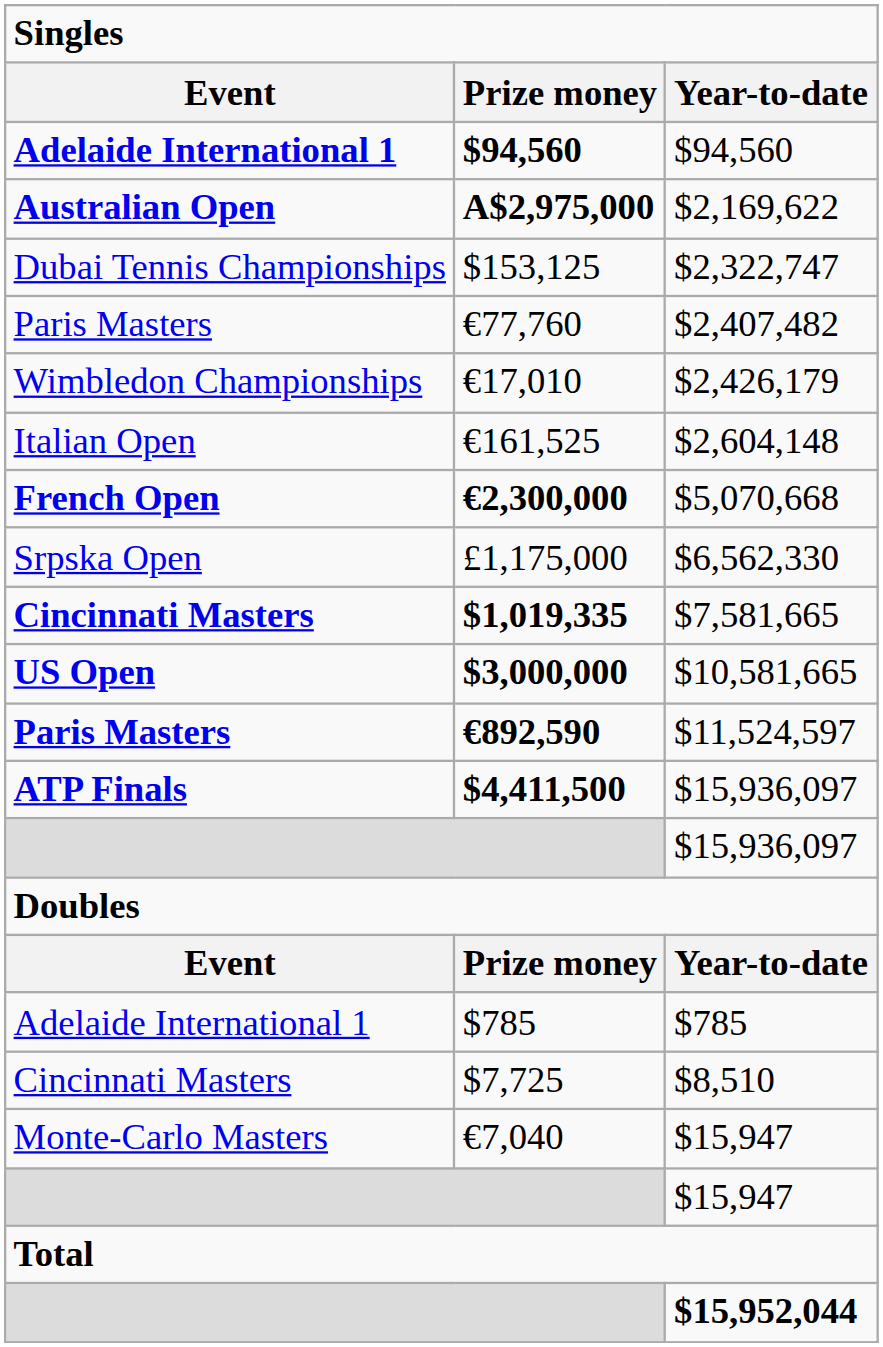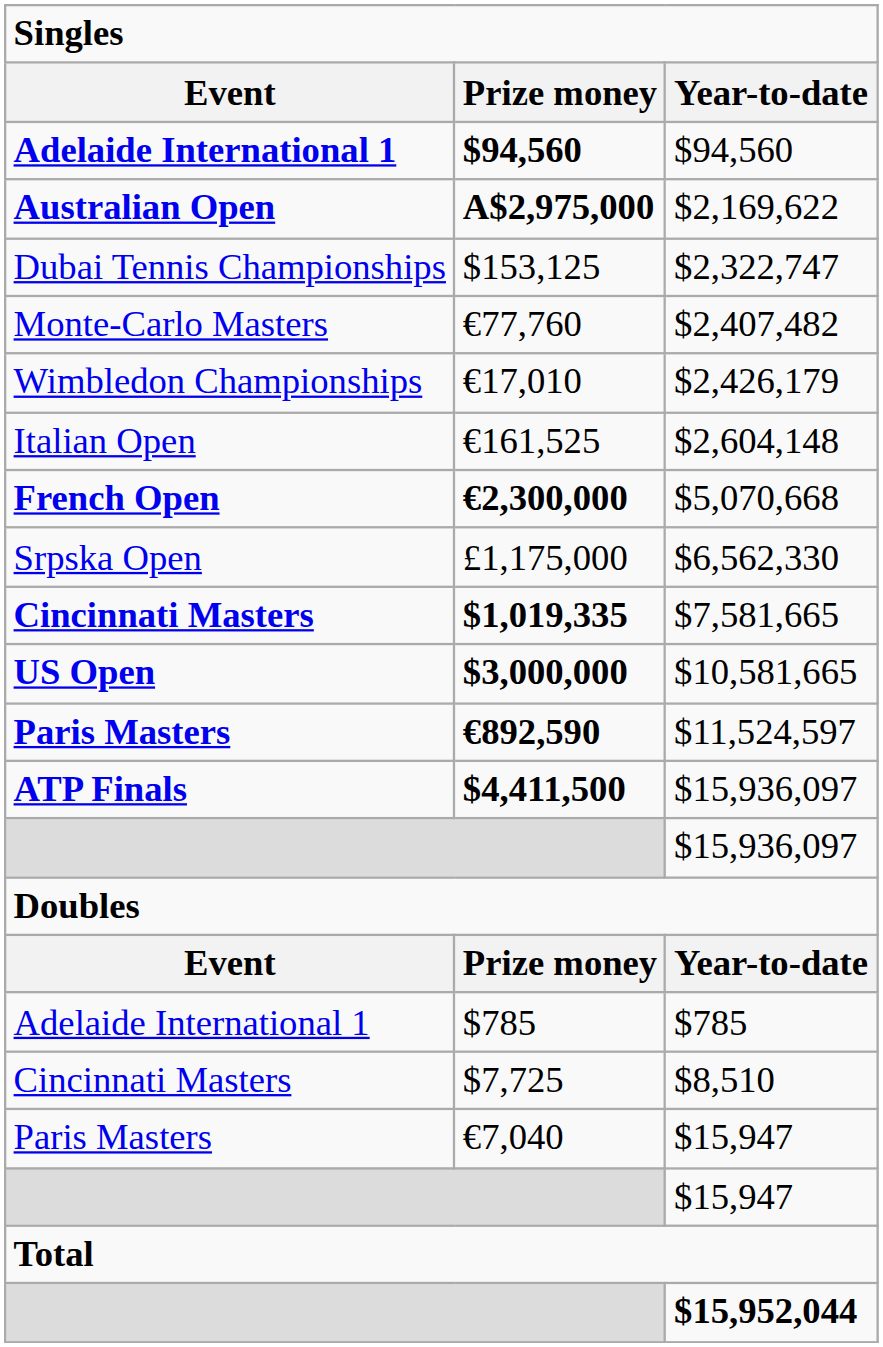(113, 324) Paris Masters -> (171, 324) Monte-Carlo Masters
(171, 1137) Monte-Carlo Masters -> (113, 1137) Paris Masters
